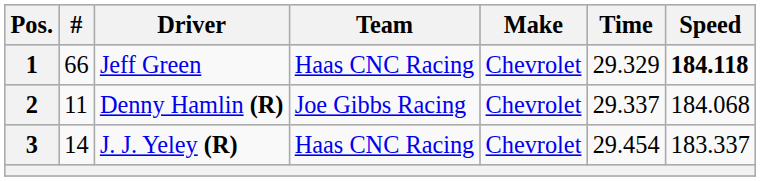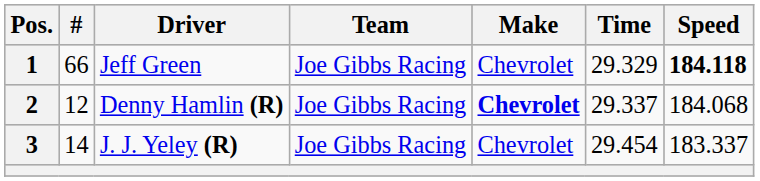(385, 64) Haas CNC Racing -> (380, 64) Joe Gibbs Racing
(76, 104) 11 -> (76, 104) 12
(533, 104) normal -> (529, 104) bold
(385, 145) Haas CNC Racing -> (380, 145) Joe Gibbs Racing
